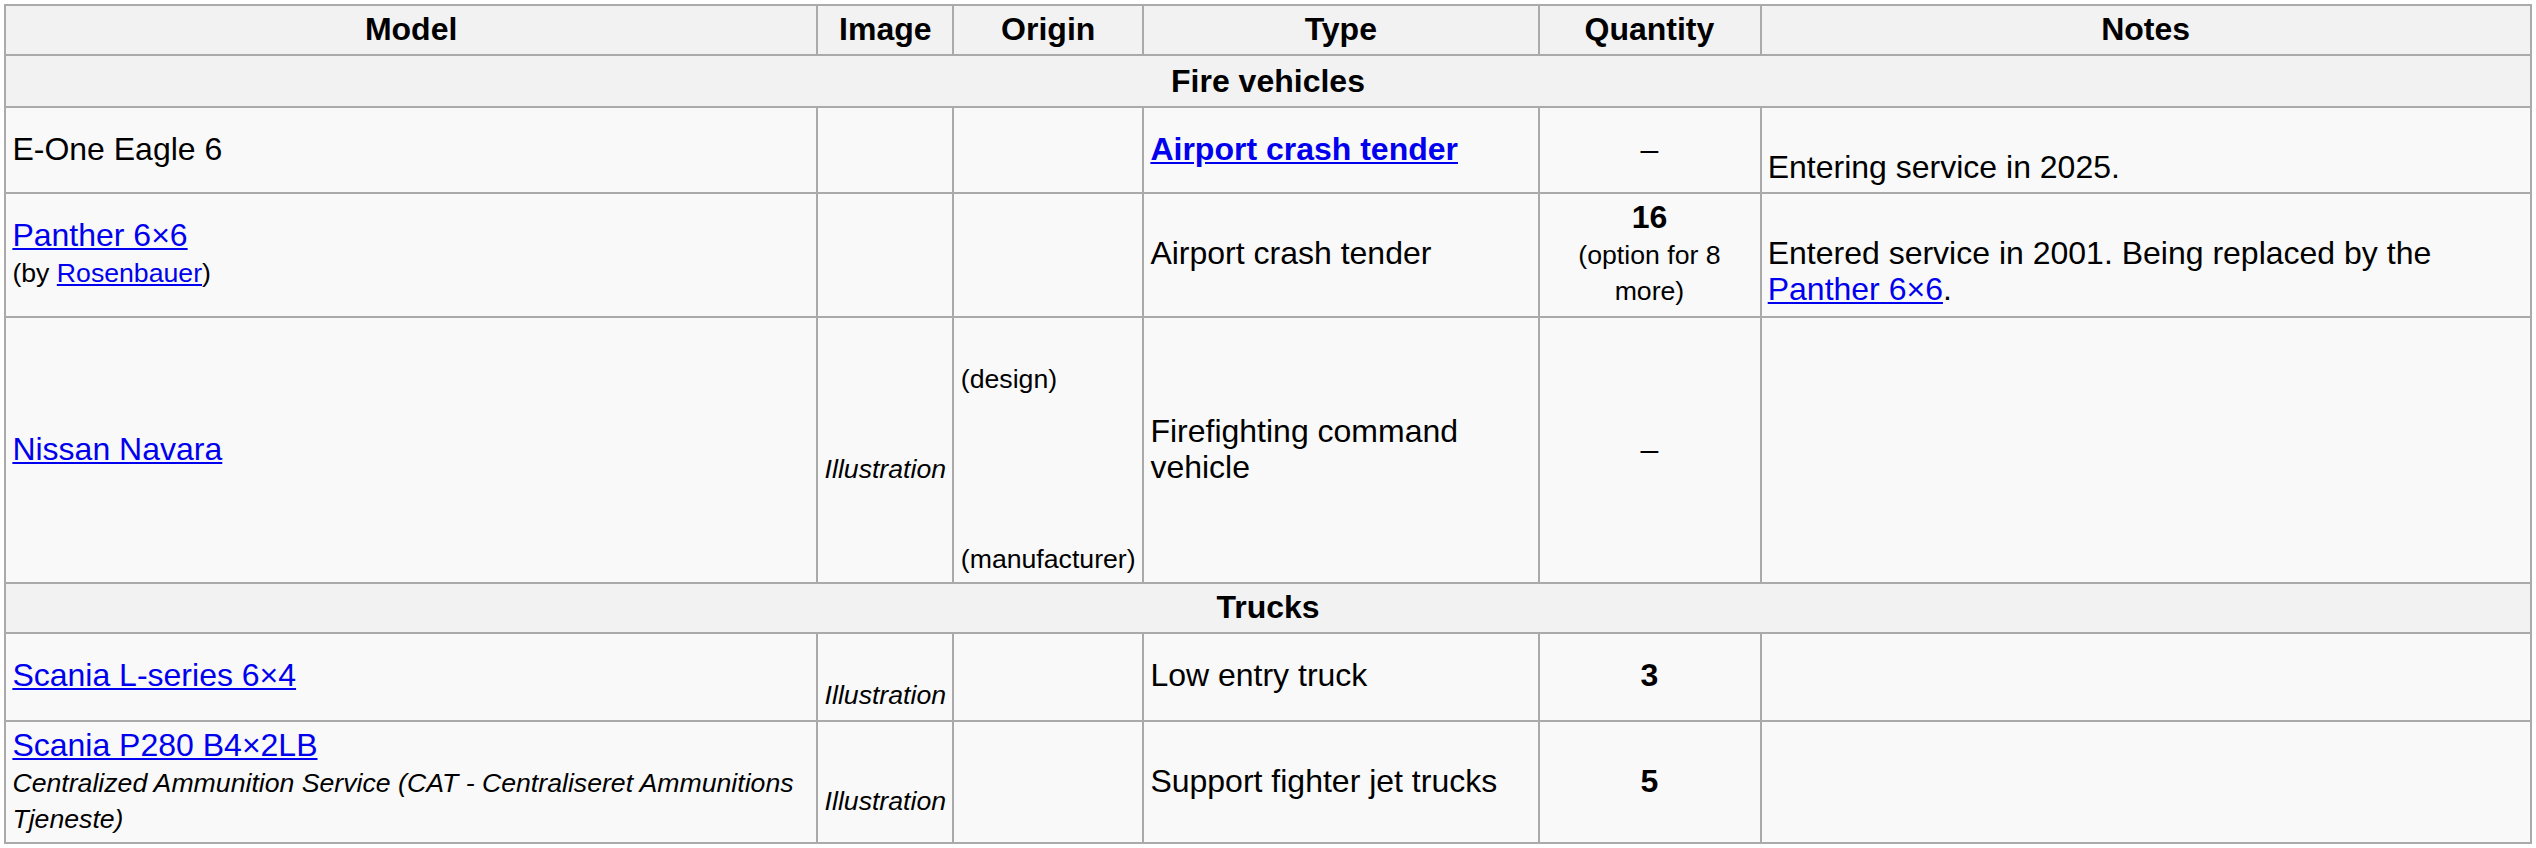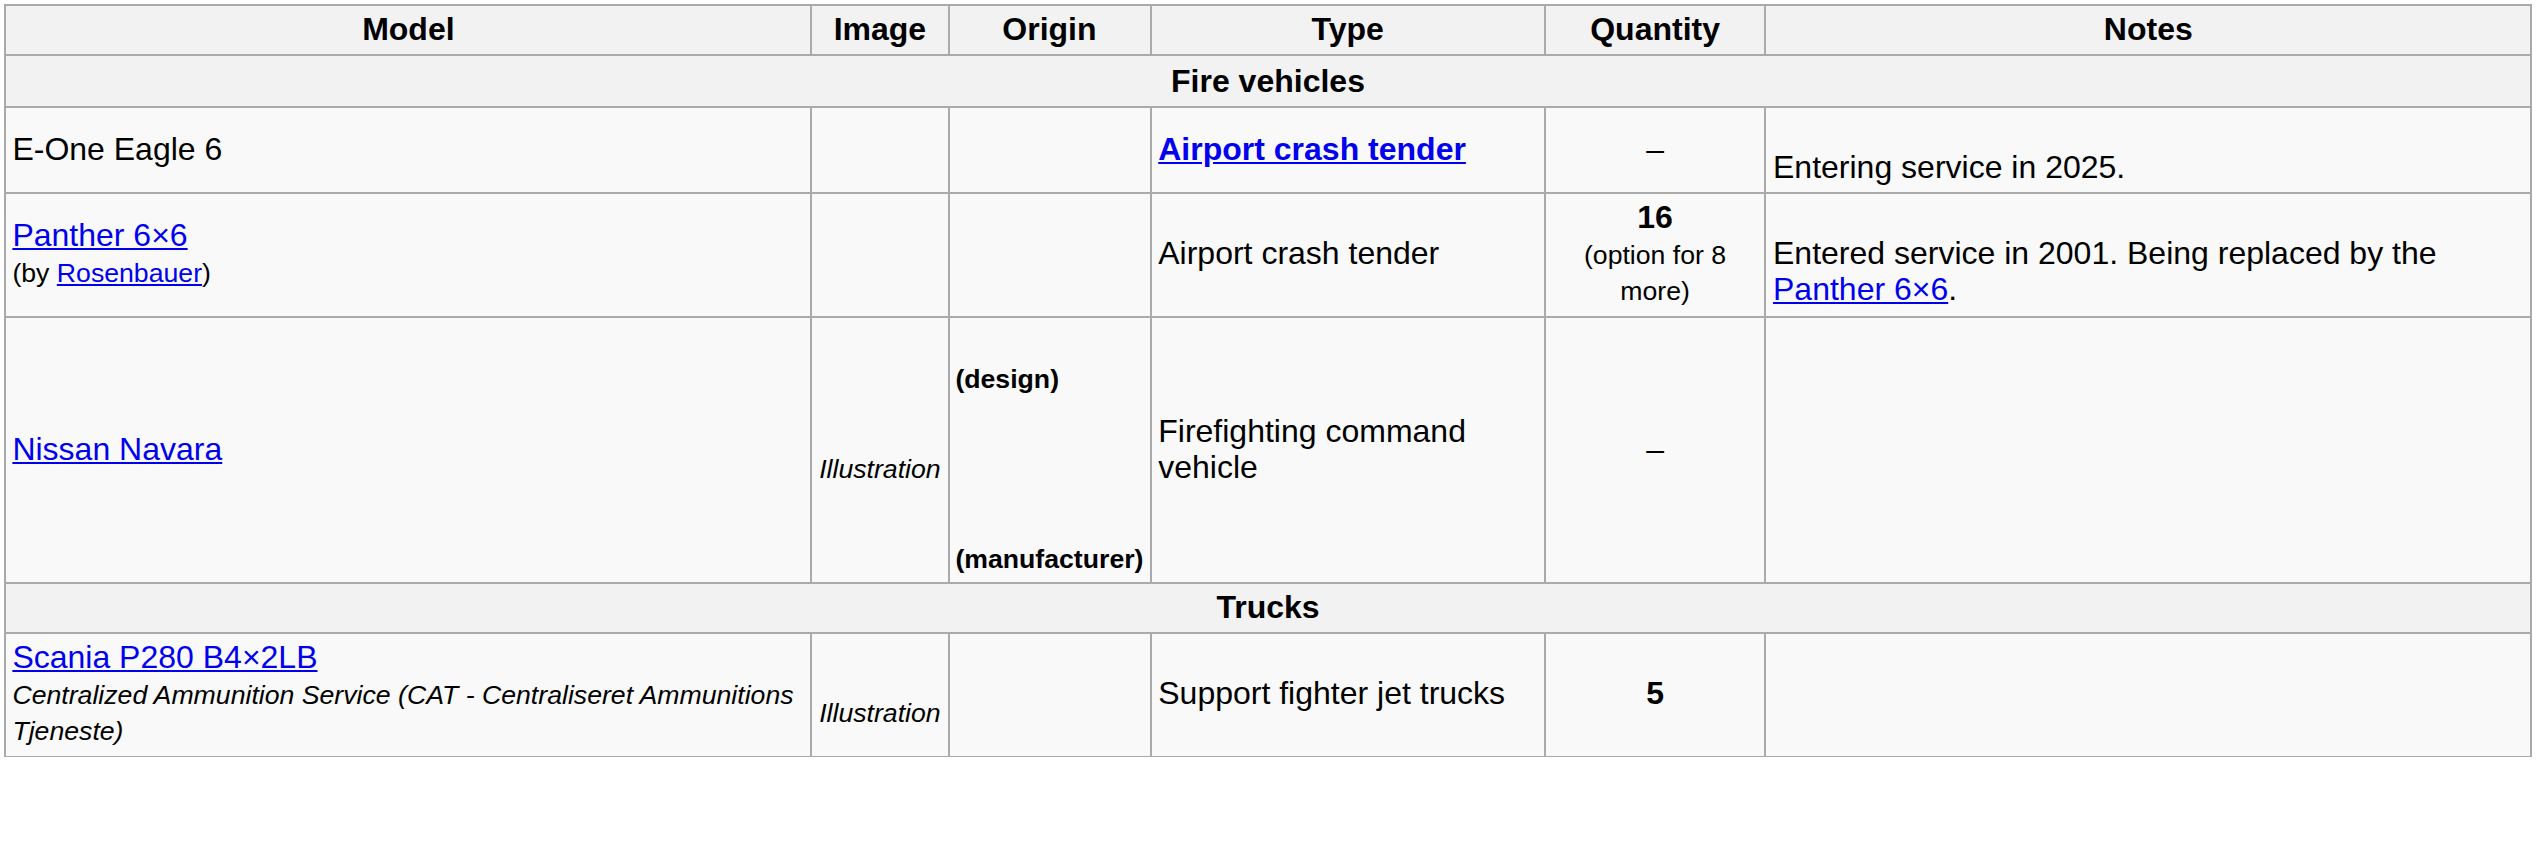(1048, 468) normal -> (1049, 466) bold
- row: (154, 676)
